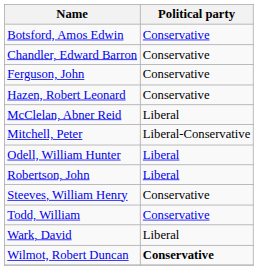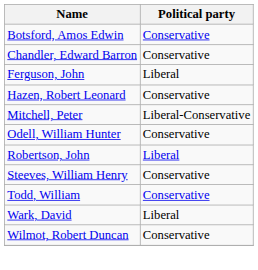(176, 74) Conservative -> (161, 74) Liberal
- row: (64, 114)
(161, 154) Liberal -> (176, 134) Conservative
(178, 255) bold -> (176, 235) normal
